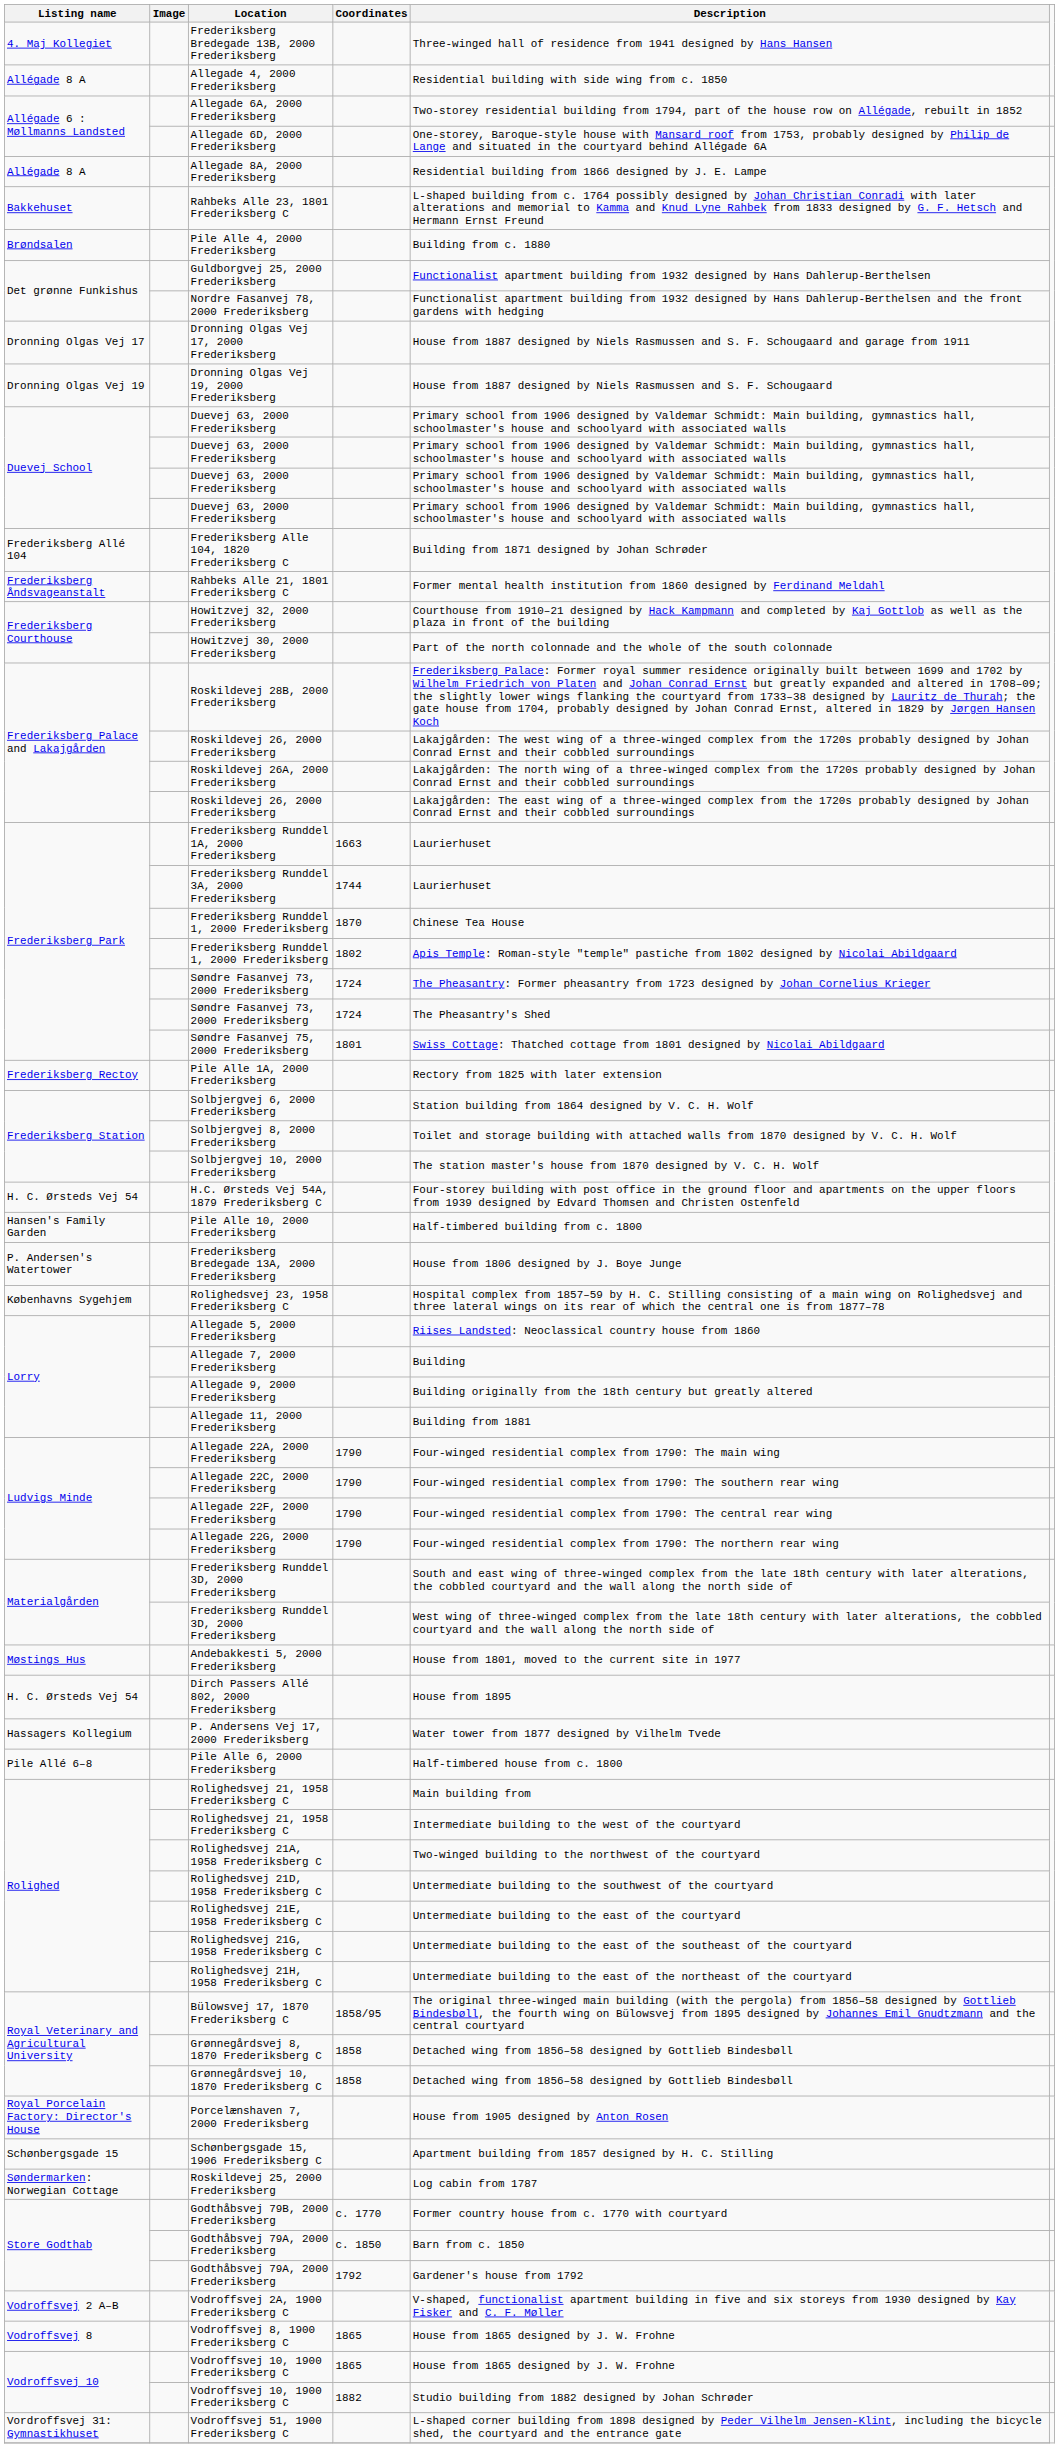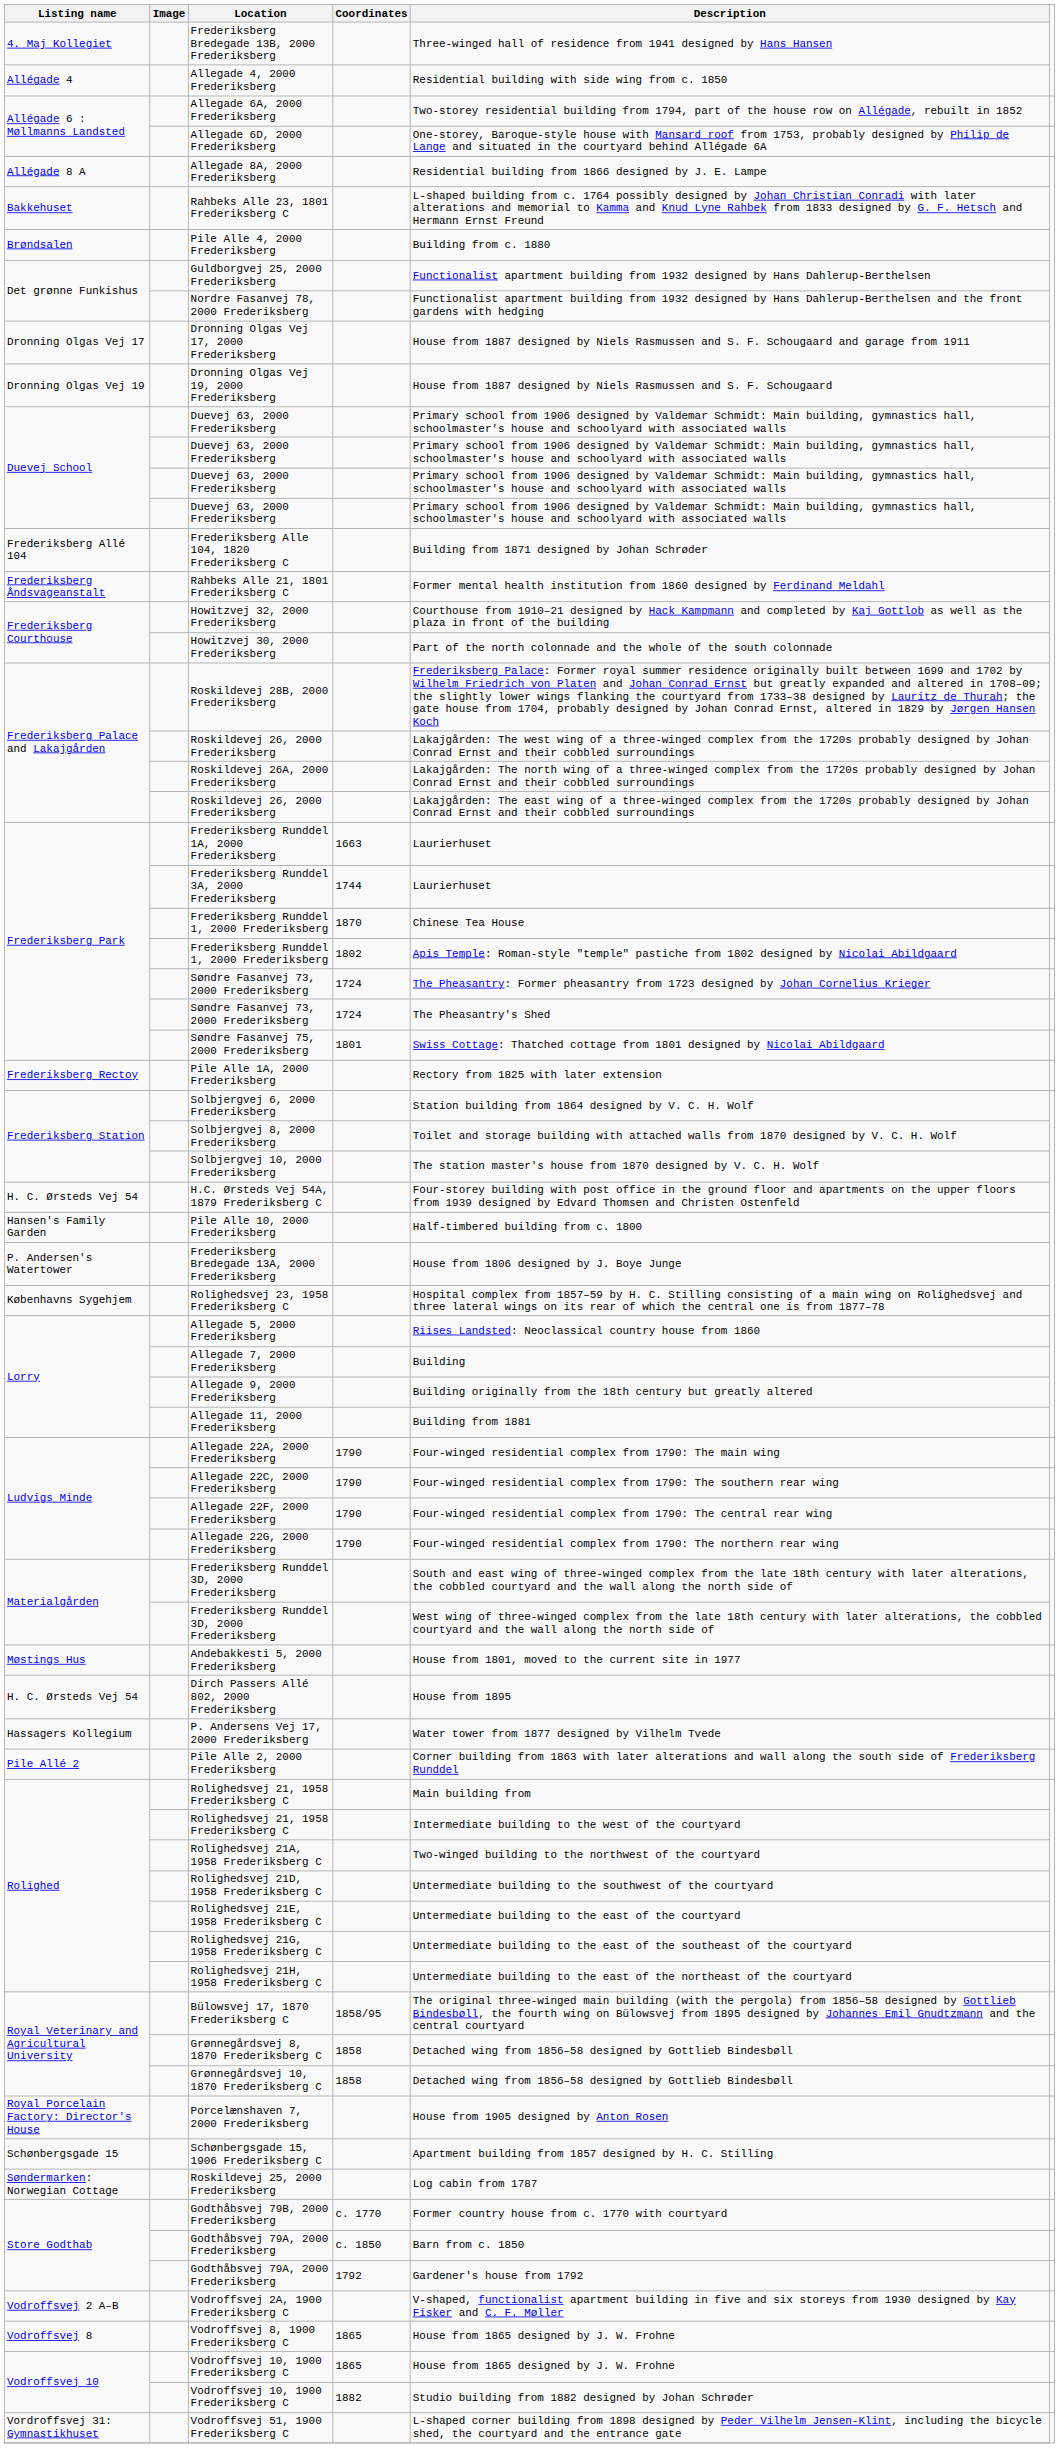(46, 80) Allégade 8 A -> (40, 80) Allégade 4
+ row: (246, 1764)
- row: (246, 1764)
